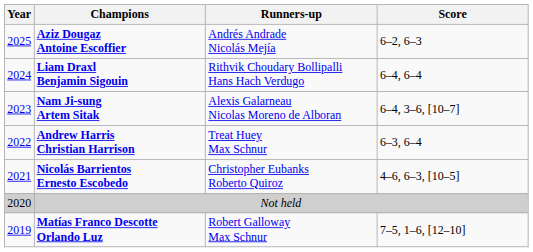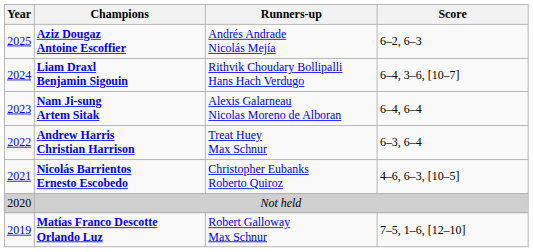(401, 75) 6–4, 6–4 -> (420, 75) 6–4, 3–6, [10–7]
(420, 109) 6–4, 3–6, [10–7] -> (401, 109) 6–4, 6–4
